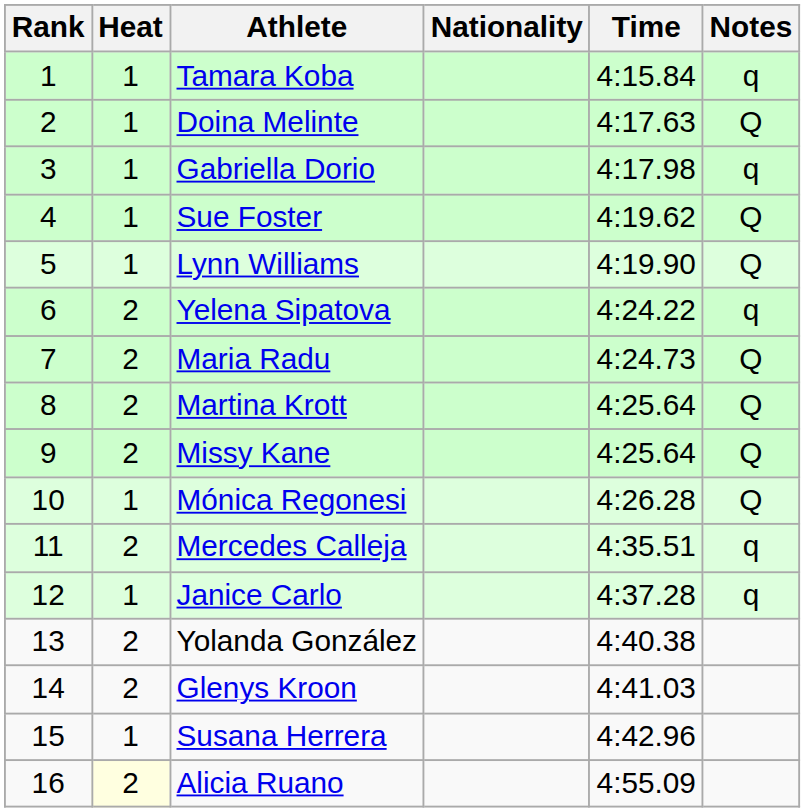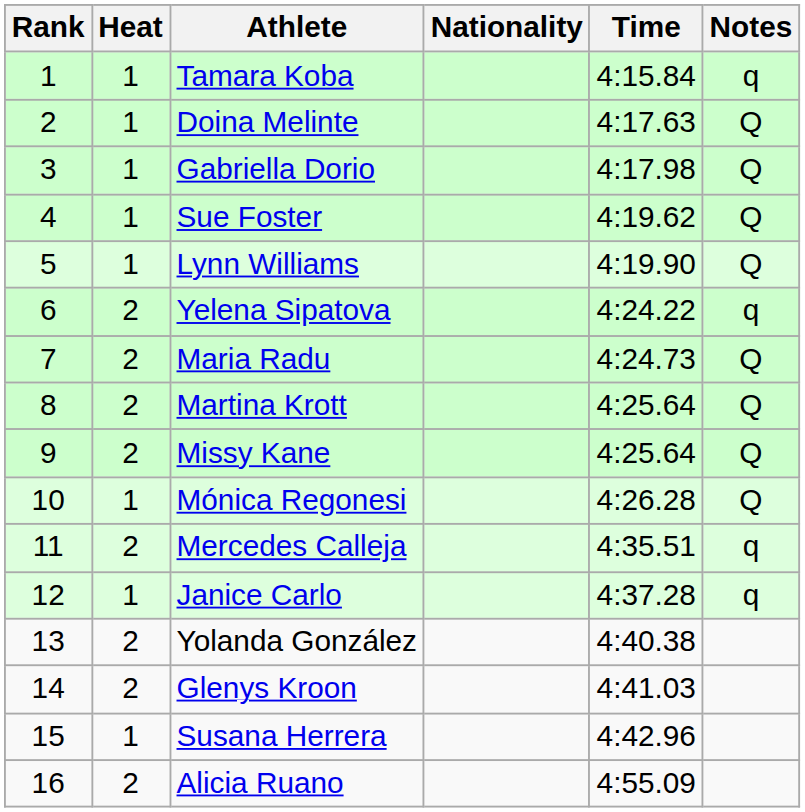(751, 169) q -> (751, 169) Q
(131, 783) lightyellow background -> (131, 783) no background
